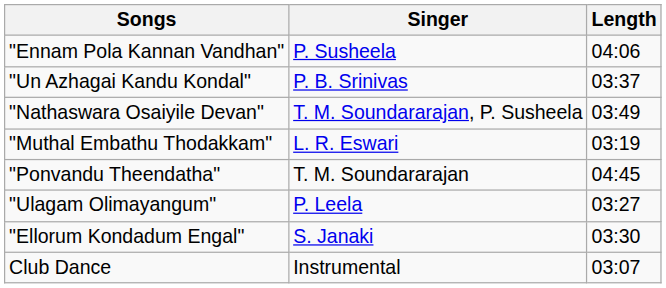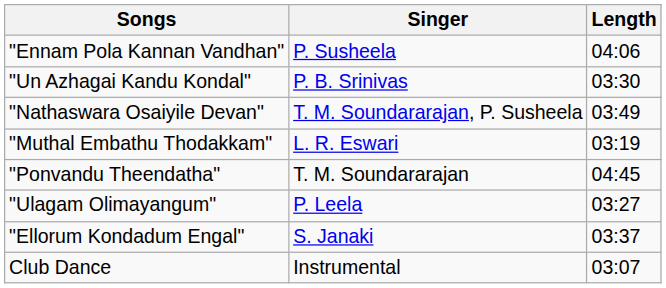(616, 81) 03:37 -> (616, 81) 03:30
(616, 236) 03:30 -> (616, 236) 03:37
